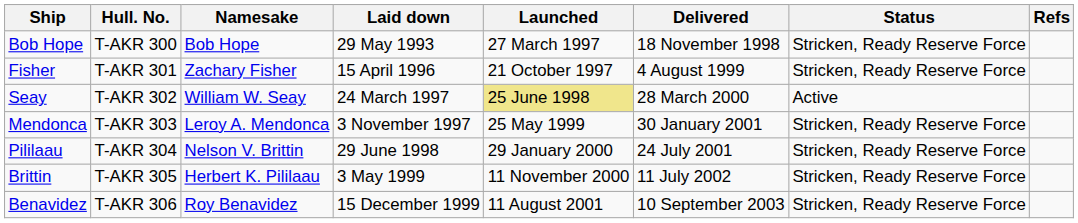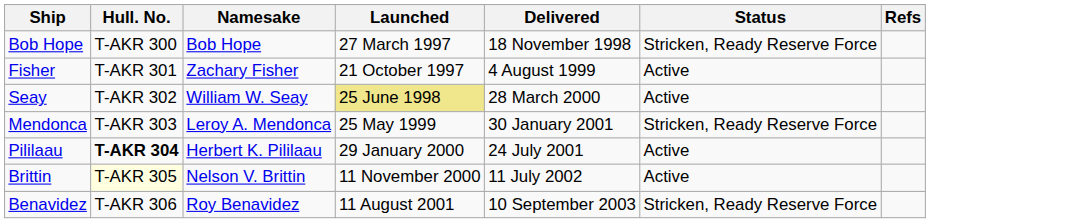- column: (408, 17)
(909, 71) Stricken, Ready Reserve Force -> (666, 71) Active
(136, 151) normal -> (137, 151) bold
(244, 151) Nelson V. Brittin -> (254, 151) Herbert K. Pililaau
(909, 151) Stricken, Ready Reserve Force -> (666, 151) Active
(136, 177) no background -> (136, 177) lightyellow background
(252, 177) Herbert K. Pililaau -> (246, 177) Nelson V. Brittin
(909, 177) Stricken, Ready Reserve Force -> (666, 177) Active
